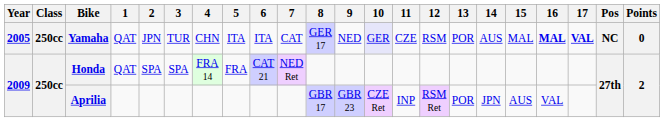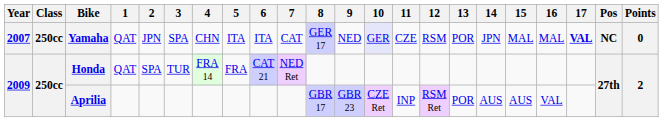(19, 38) 2005 -> (19, 38) 2007
(178, 38) TUR -> (178, 38) SPA
(491, 38) AUS -> (491, 38) JPN
(552, 38) bold -> (552, 38) normal
(178, 69) SPA -> (178, 69) TUR
(491, 100) JPN -> (491, 100) AUS
